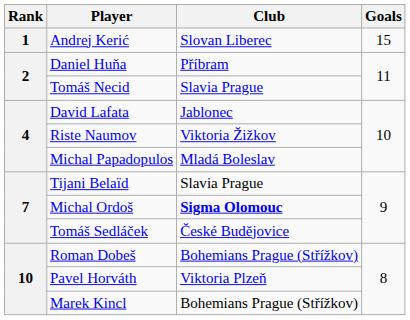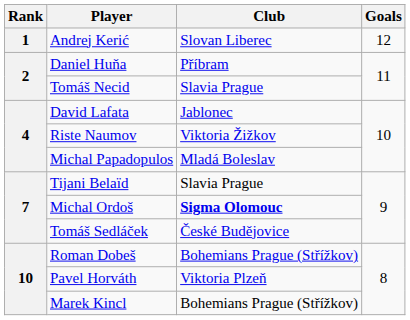(383, 40) 15 -> (383, 40) 12
